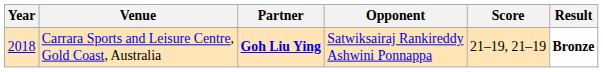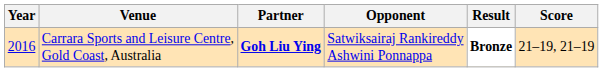columns swapped: (508, 16) <-> (574, 16)
(22, 47) 2018 -> (22, 47) 2016
